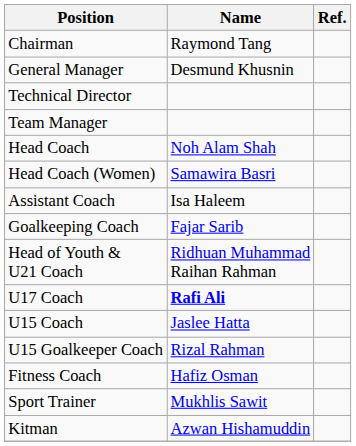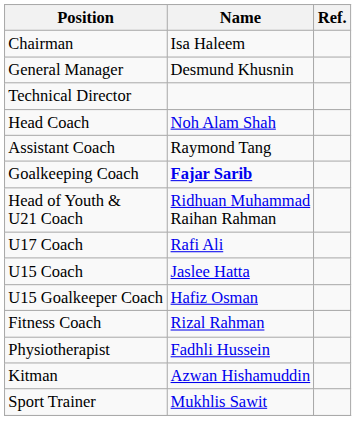(221, 43) Raymond Tang -> (208, 43) Isa Haleem
- row: (58, 122)
- row: (82, 174)
(208, 200) Isa Haleem -> (221, 148) Raymond Tang
(207, 226) normal -> (211, 174) bold
(198, 297) bold -> (197, 245) normal
(217, 349) Rizal Rahman -> (214, 297) Hafiz Osman
(214, 375) Hafiz Osman -> (217, 323) Rizal Rahman
+ row: (59, 349)
rows swapped: (52, 402) <-> (33, 428)
